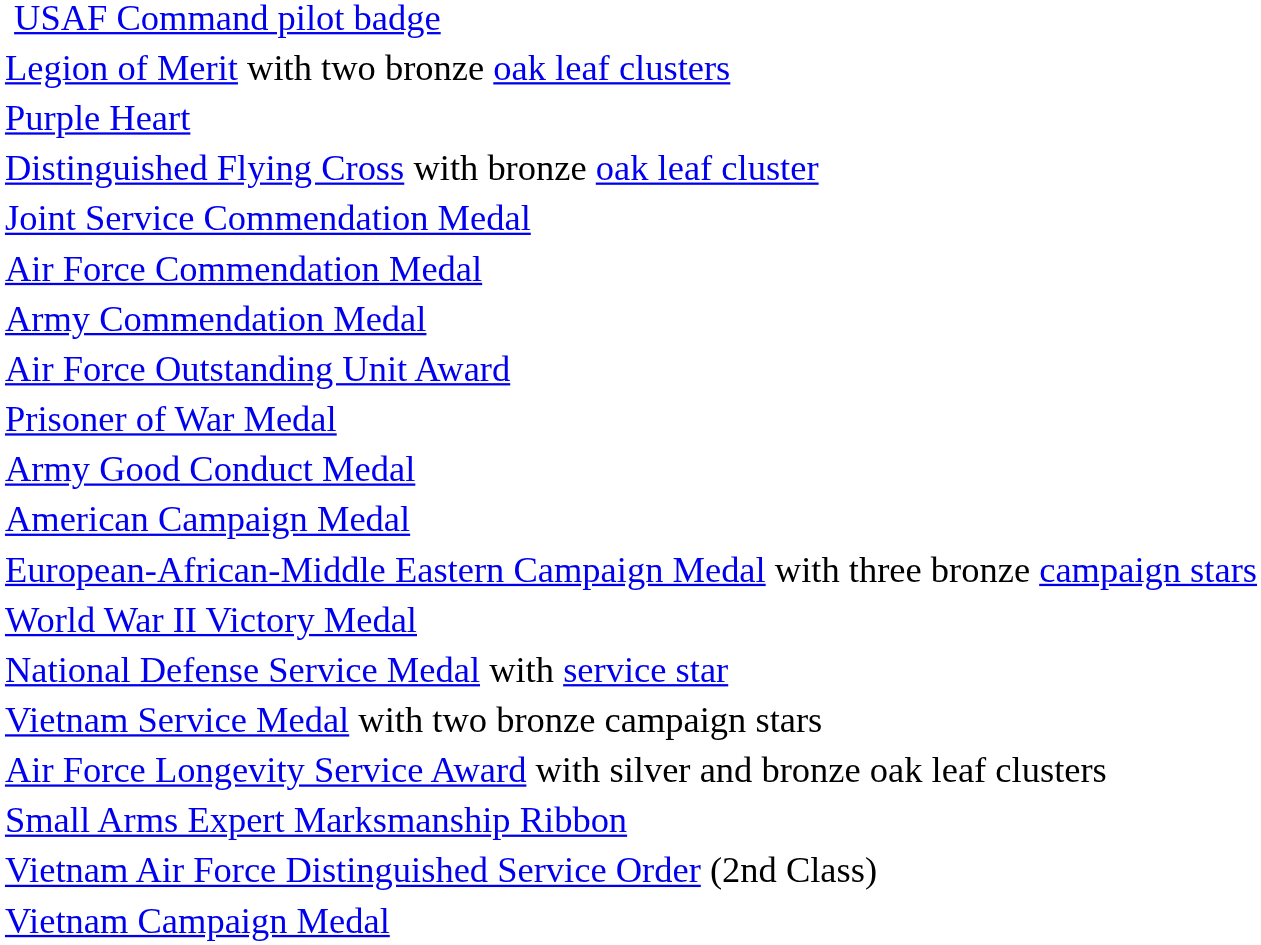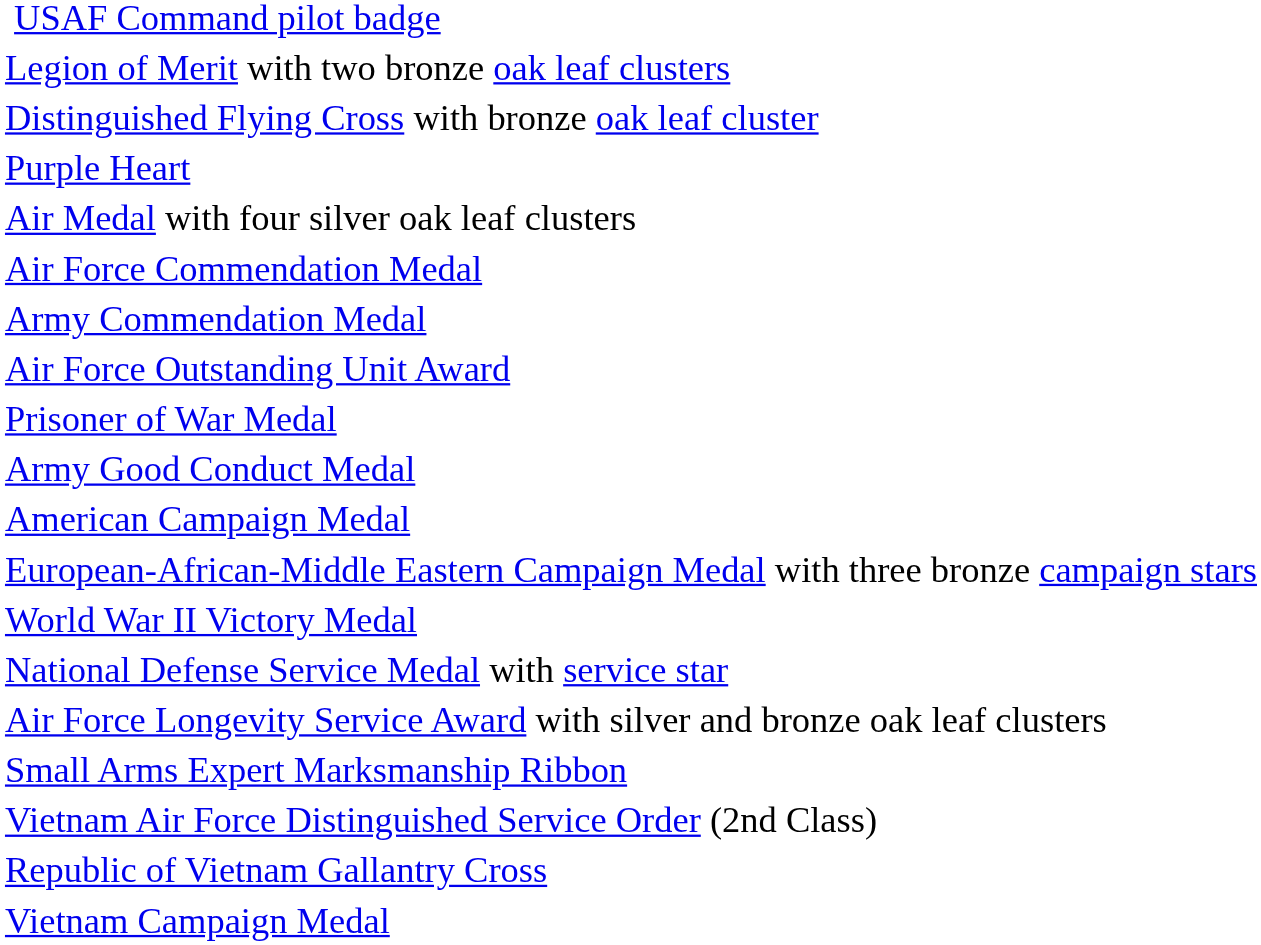rows swapped: (412, 168) <-> (98, 118)
+ row: (321, 218)
- row: (268, 218)
- row: (414, 719)
+ row: (276, 870)
